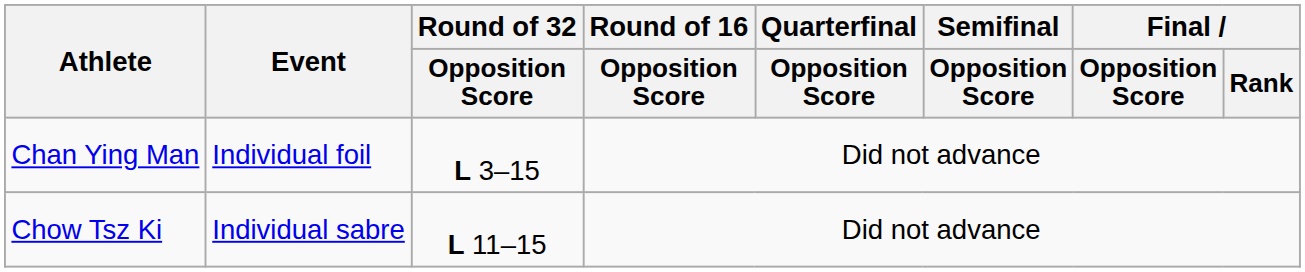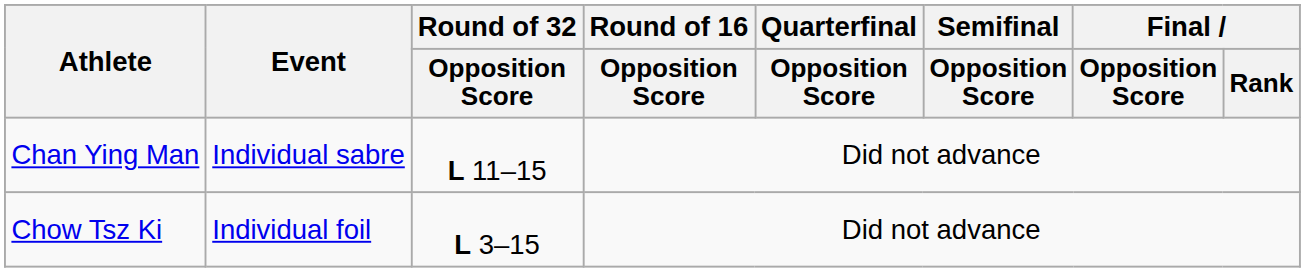(292, 155) Individual foil -> (309, 155) Individual sabre
(497, 171) L 3–15 -> (497, 171) L 11–15
(309, 229) Individual sabre -> (292, 229) Individual foil
(497, 245) L 11–15 -> (497, 245) L 3–15
